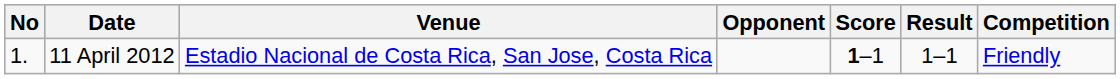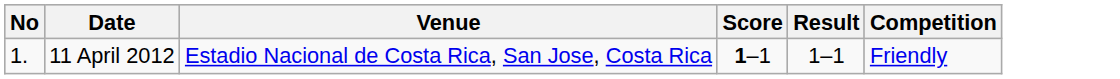- column: (774, 22)
